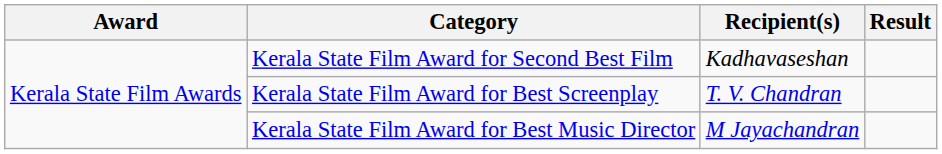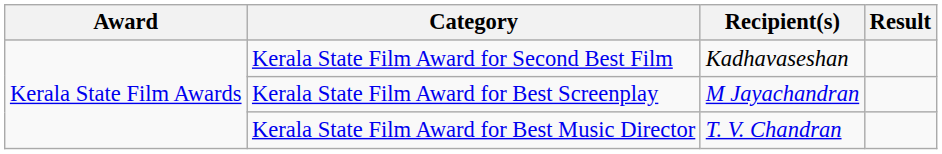(774, 93) T. V. Chandran -> (782, 93) M Jayachandran
(782, 129) M Jayachandran -> (774, 129) T. V. Chandran
